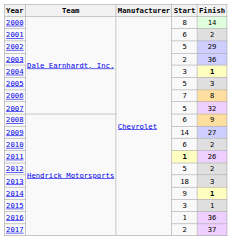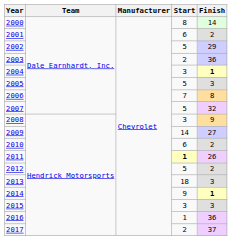(185, 120) 6 -> (185, 120) 3
(212, 205) 1 -> (212, 205) 3
